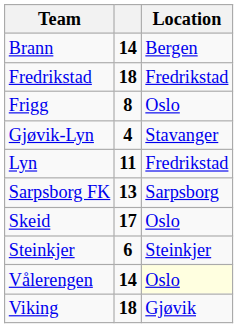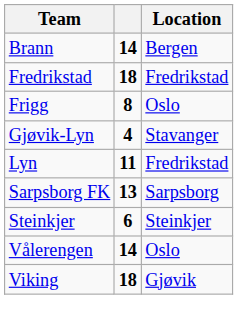- row: (30, 221)
(163, 279) lightyellow background -> (163, 250) no background
